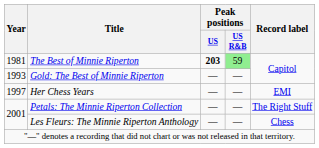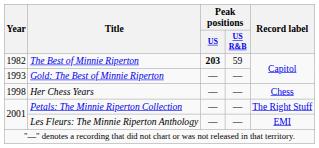(16, 61) 1981 -> (16, 61) 1982
(238, 61) lightgreen background -> (238, 61) no background
(16, 91) 1997 -> (16, 91) 1998
(282, 91) EMI -> (282, 91) Chess
(282, 122) Chess -> (282, 122) EMI
